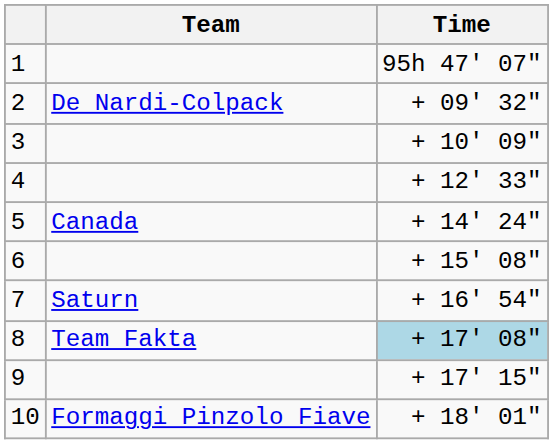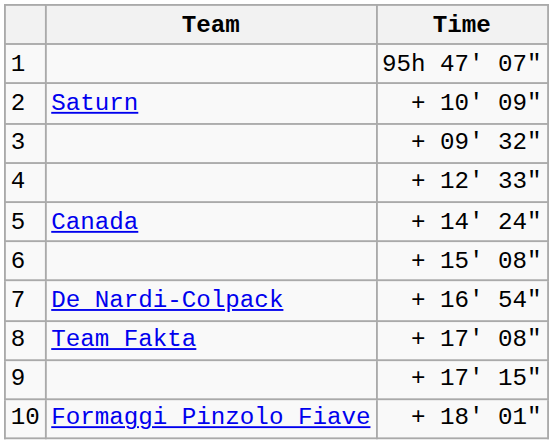(167, 103) De Nardi-Colpack -> (95, 103) Saturn
(476, 103) + 09' 32" -> (476, 103) + 10' 09"
(476, 143) + 10' 09" -> (476, 143) + 09' 32"
(95, 300) Saturn -> (167, 300) De Nardi-Colpack
(476, 340) lightblue background -> (476, 340) no background
